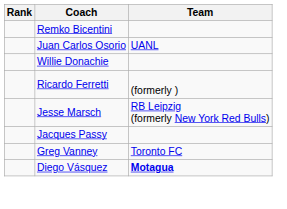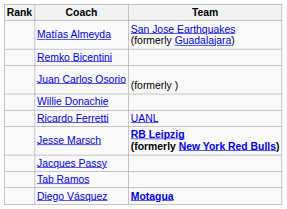+ row: (74, 35)
(145, 45) UANL -> (154, 85) (formerly )
(154, 90) (formerly ) -> (145, 118) UANL
(200, 112) normal -> (205, 140) bold
+ row: (63, 179)
- row: (67, 151)
